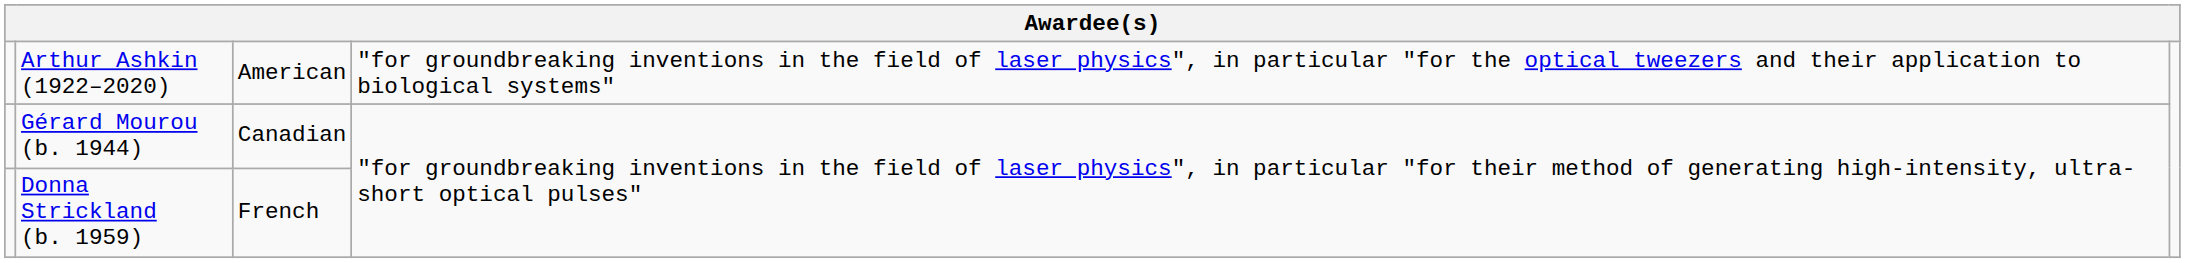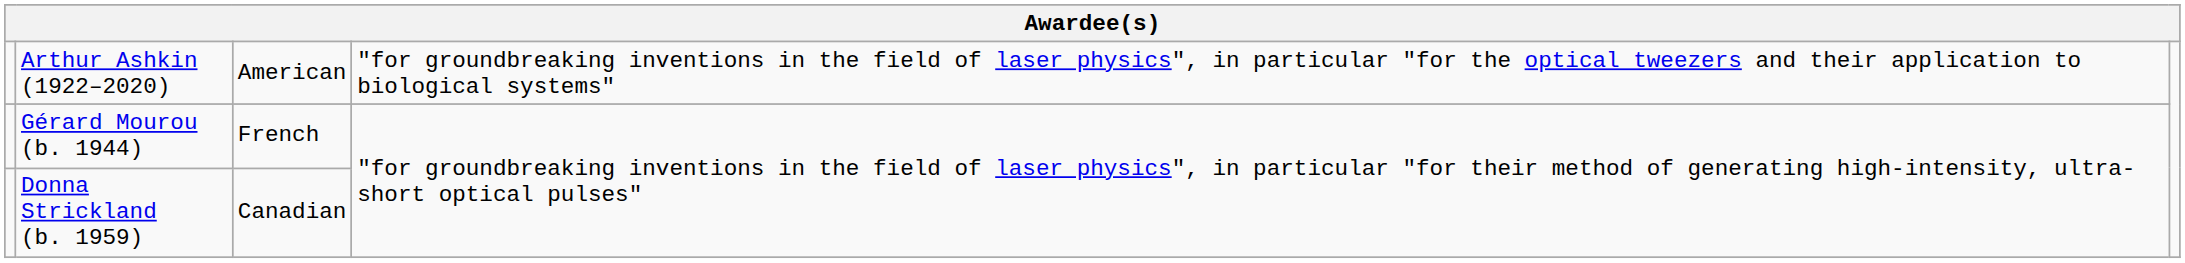(292, 136) Canadian -> (279, 136) French
(279, 212) French -> (292, 212) Canadian
